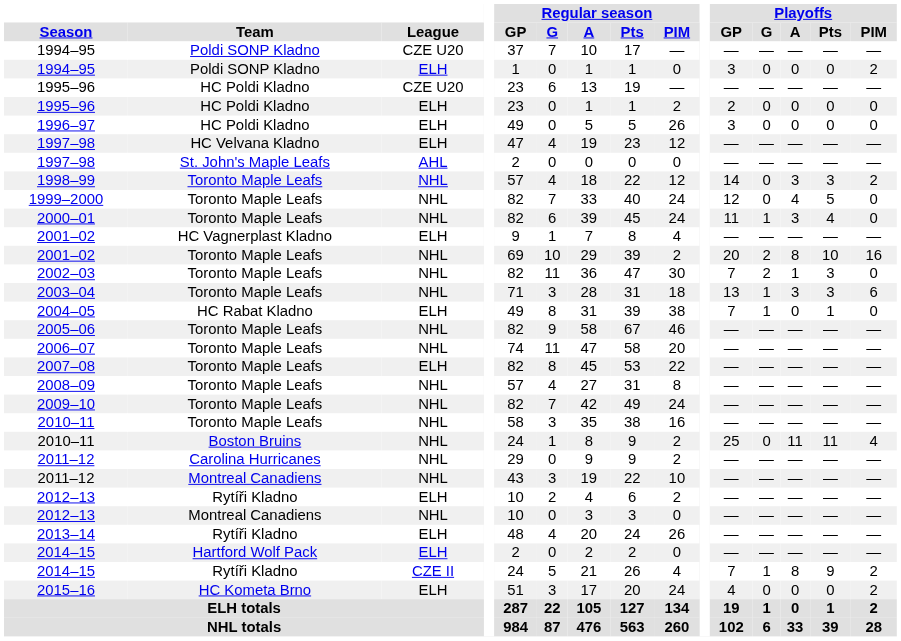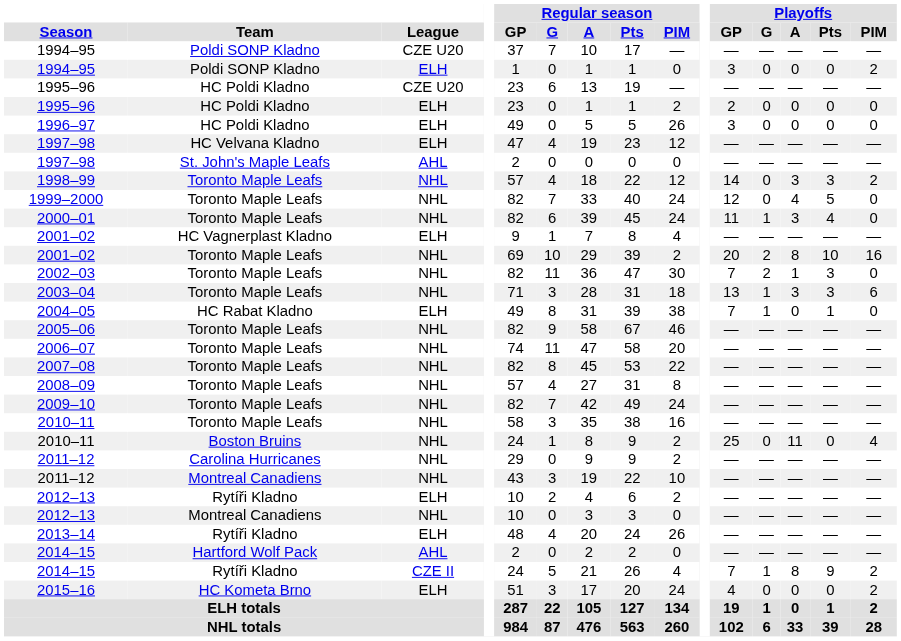(433, 366) ELH -> (433, 366) NHL
(830, 441) 11 -> (830, 441) 0
(433, 552) ELH -> (433, 552) AHL
